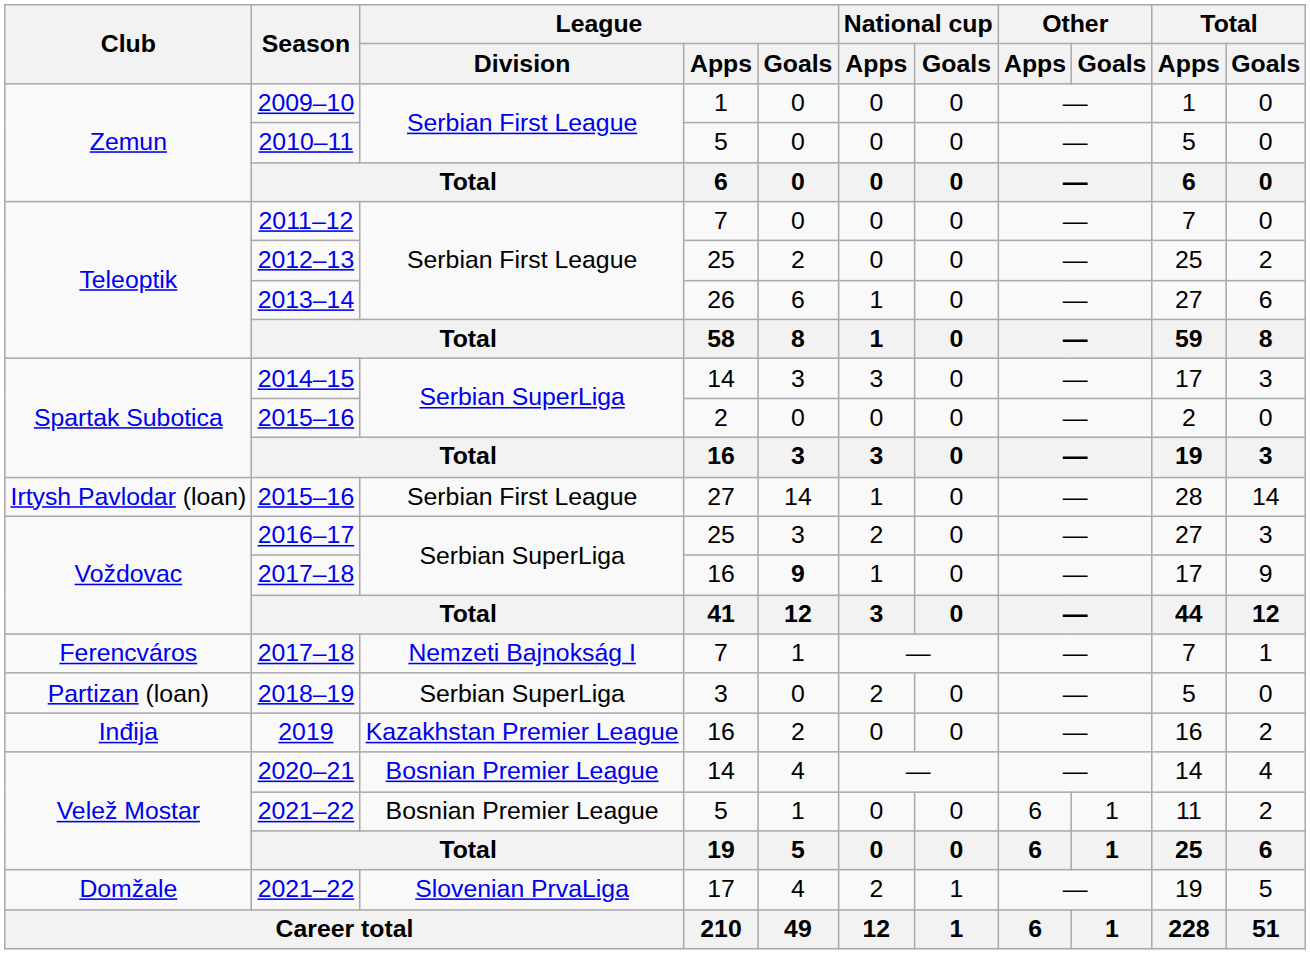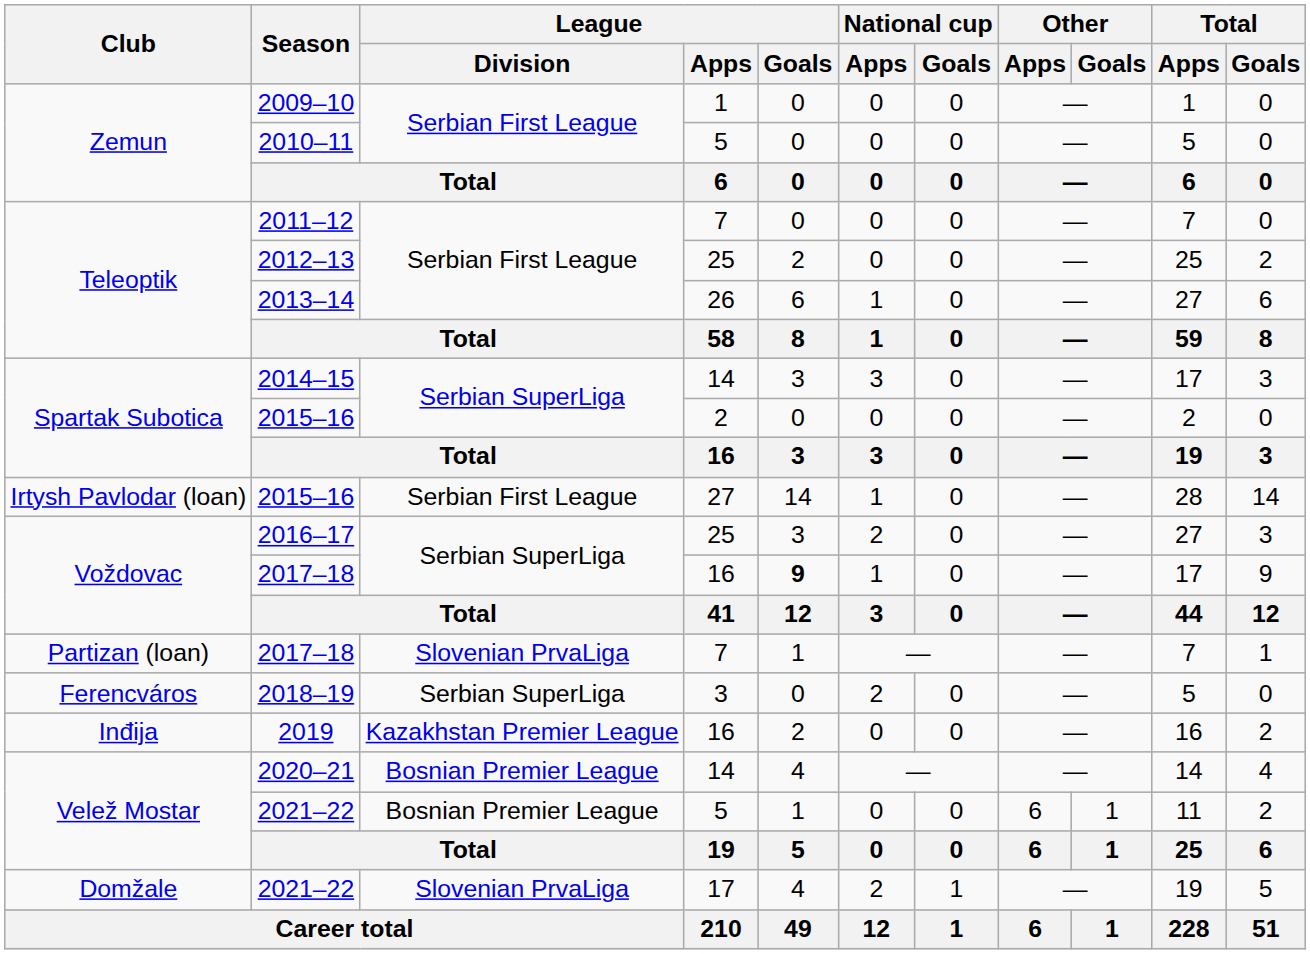(128, 653) Ferencváros -> (128, 653) Partizan (loan)
(522, 653) Nemzeti Bajnokság I -> (522, 653) Slovenian PrvaLiga
(128, 692) Partizan (loan) -> (128, 692) Ferencváros
